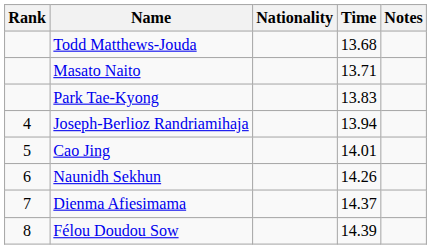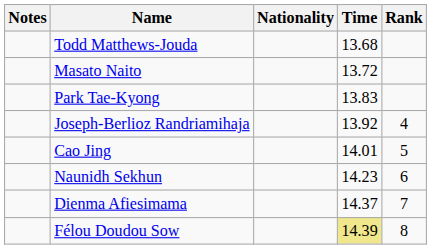columns swapped: (27, 17) <-> (404, 17)
(359, 71) 13.71 -> (360, 71) 13.72
(359, 124) 13.94 -> (360, 124) 13.92
(359, 177) 14.26 -> (360, 177) 14.23
(359, 230) no background -> (360, 230) khaki background
